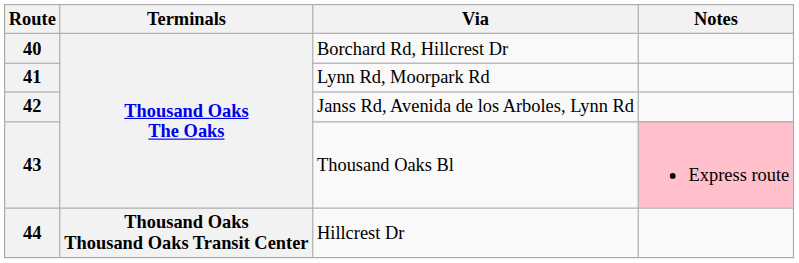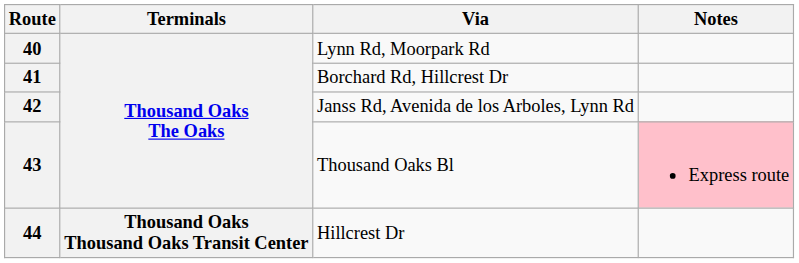(413, 48) Borchard Rd, Hillcrest Dr -> (403, 48) Lynn Rd, Moorpark Rd
(403, 77) Lynn Rd, Moorpark Rd -> (413, 77) Borchard Rd, Hillcrest Dr
